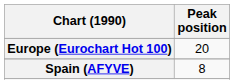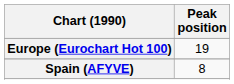(202, 48) 20 -> (202, 48) 19
